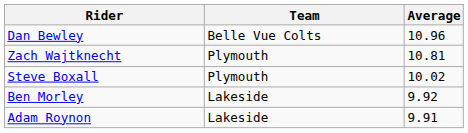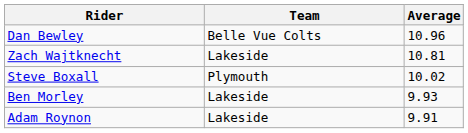(238, 56) Plymouth -> (238, 56) Lakeside
(423, 97) 9.92 -> (423, 97) 9.93
